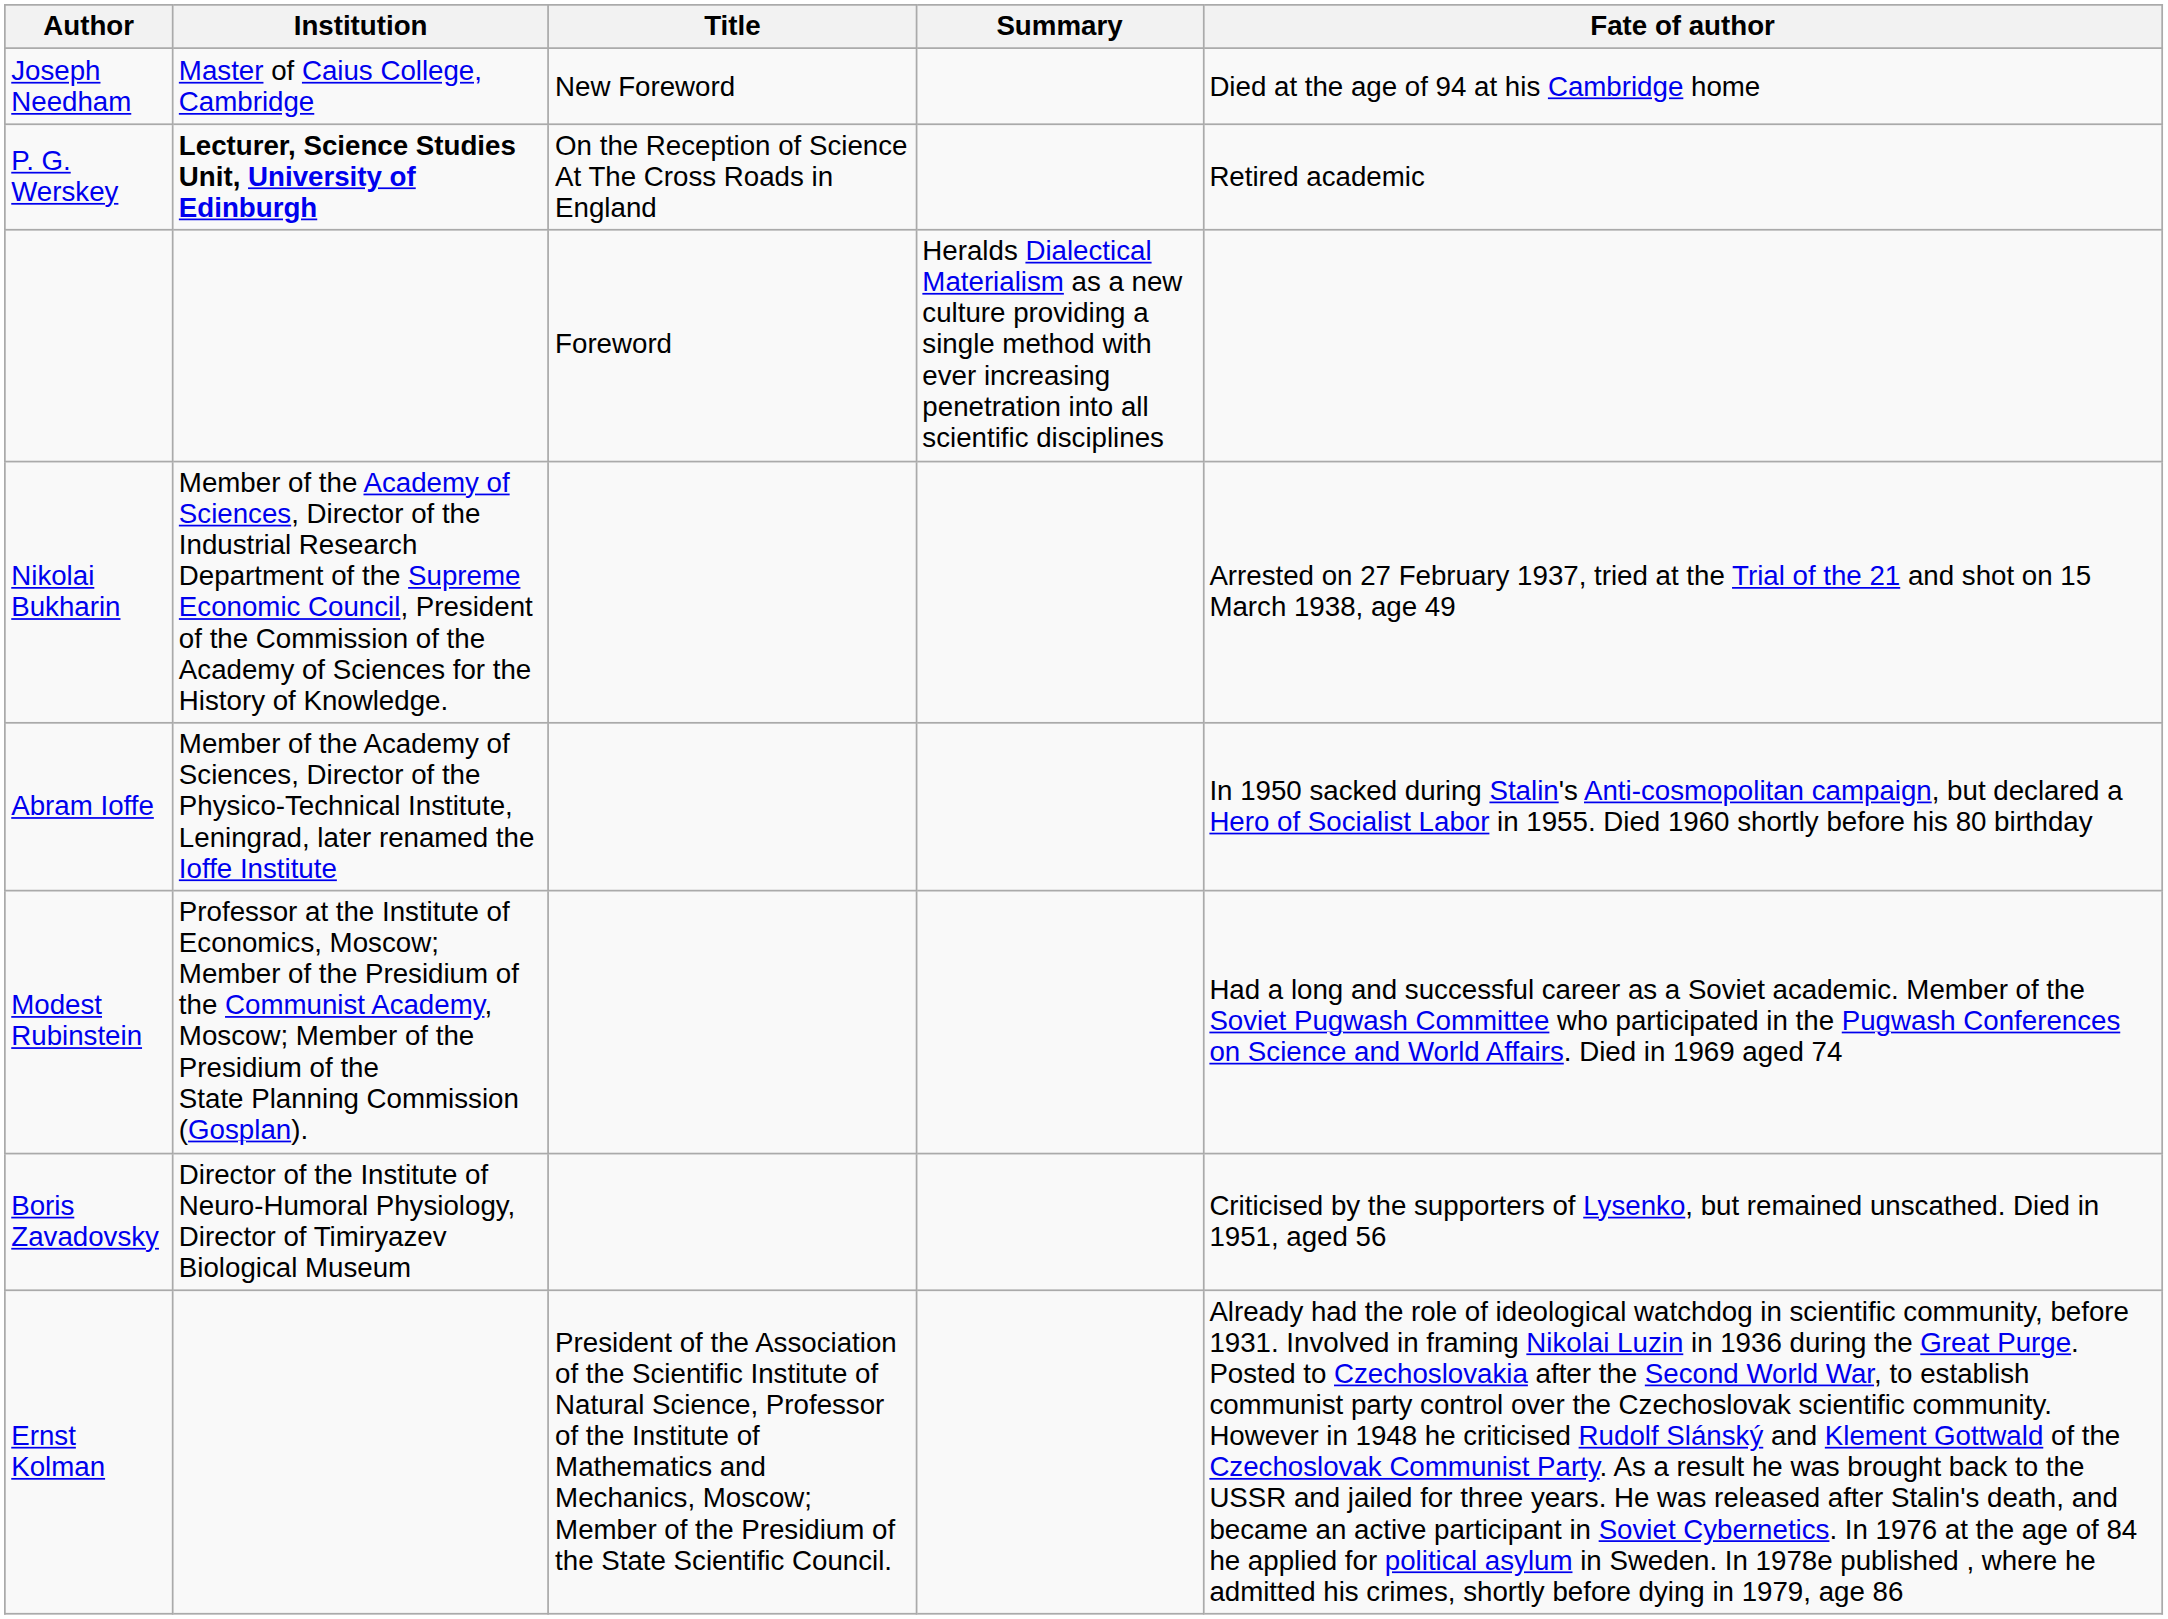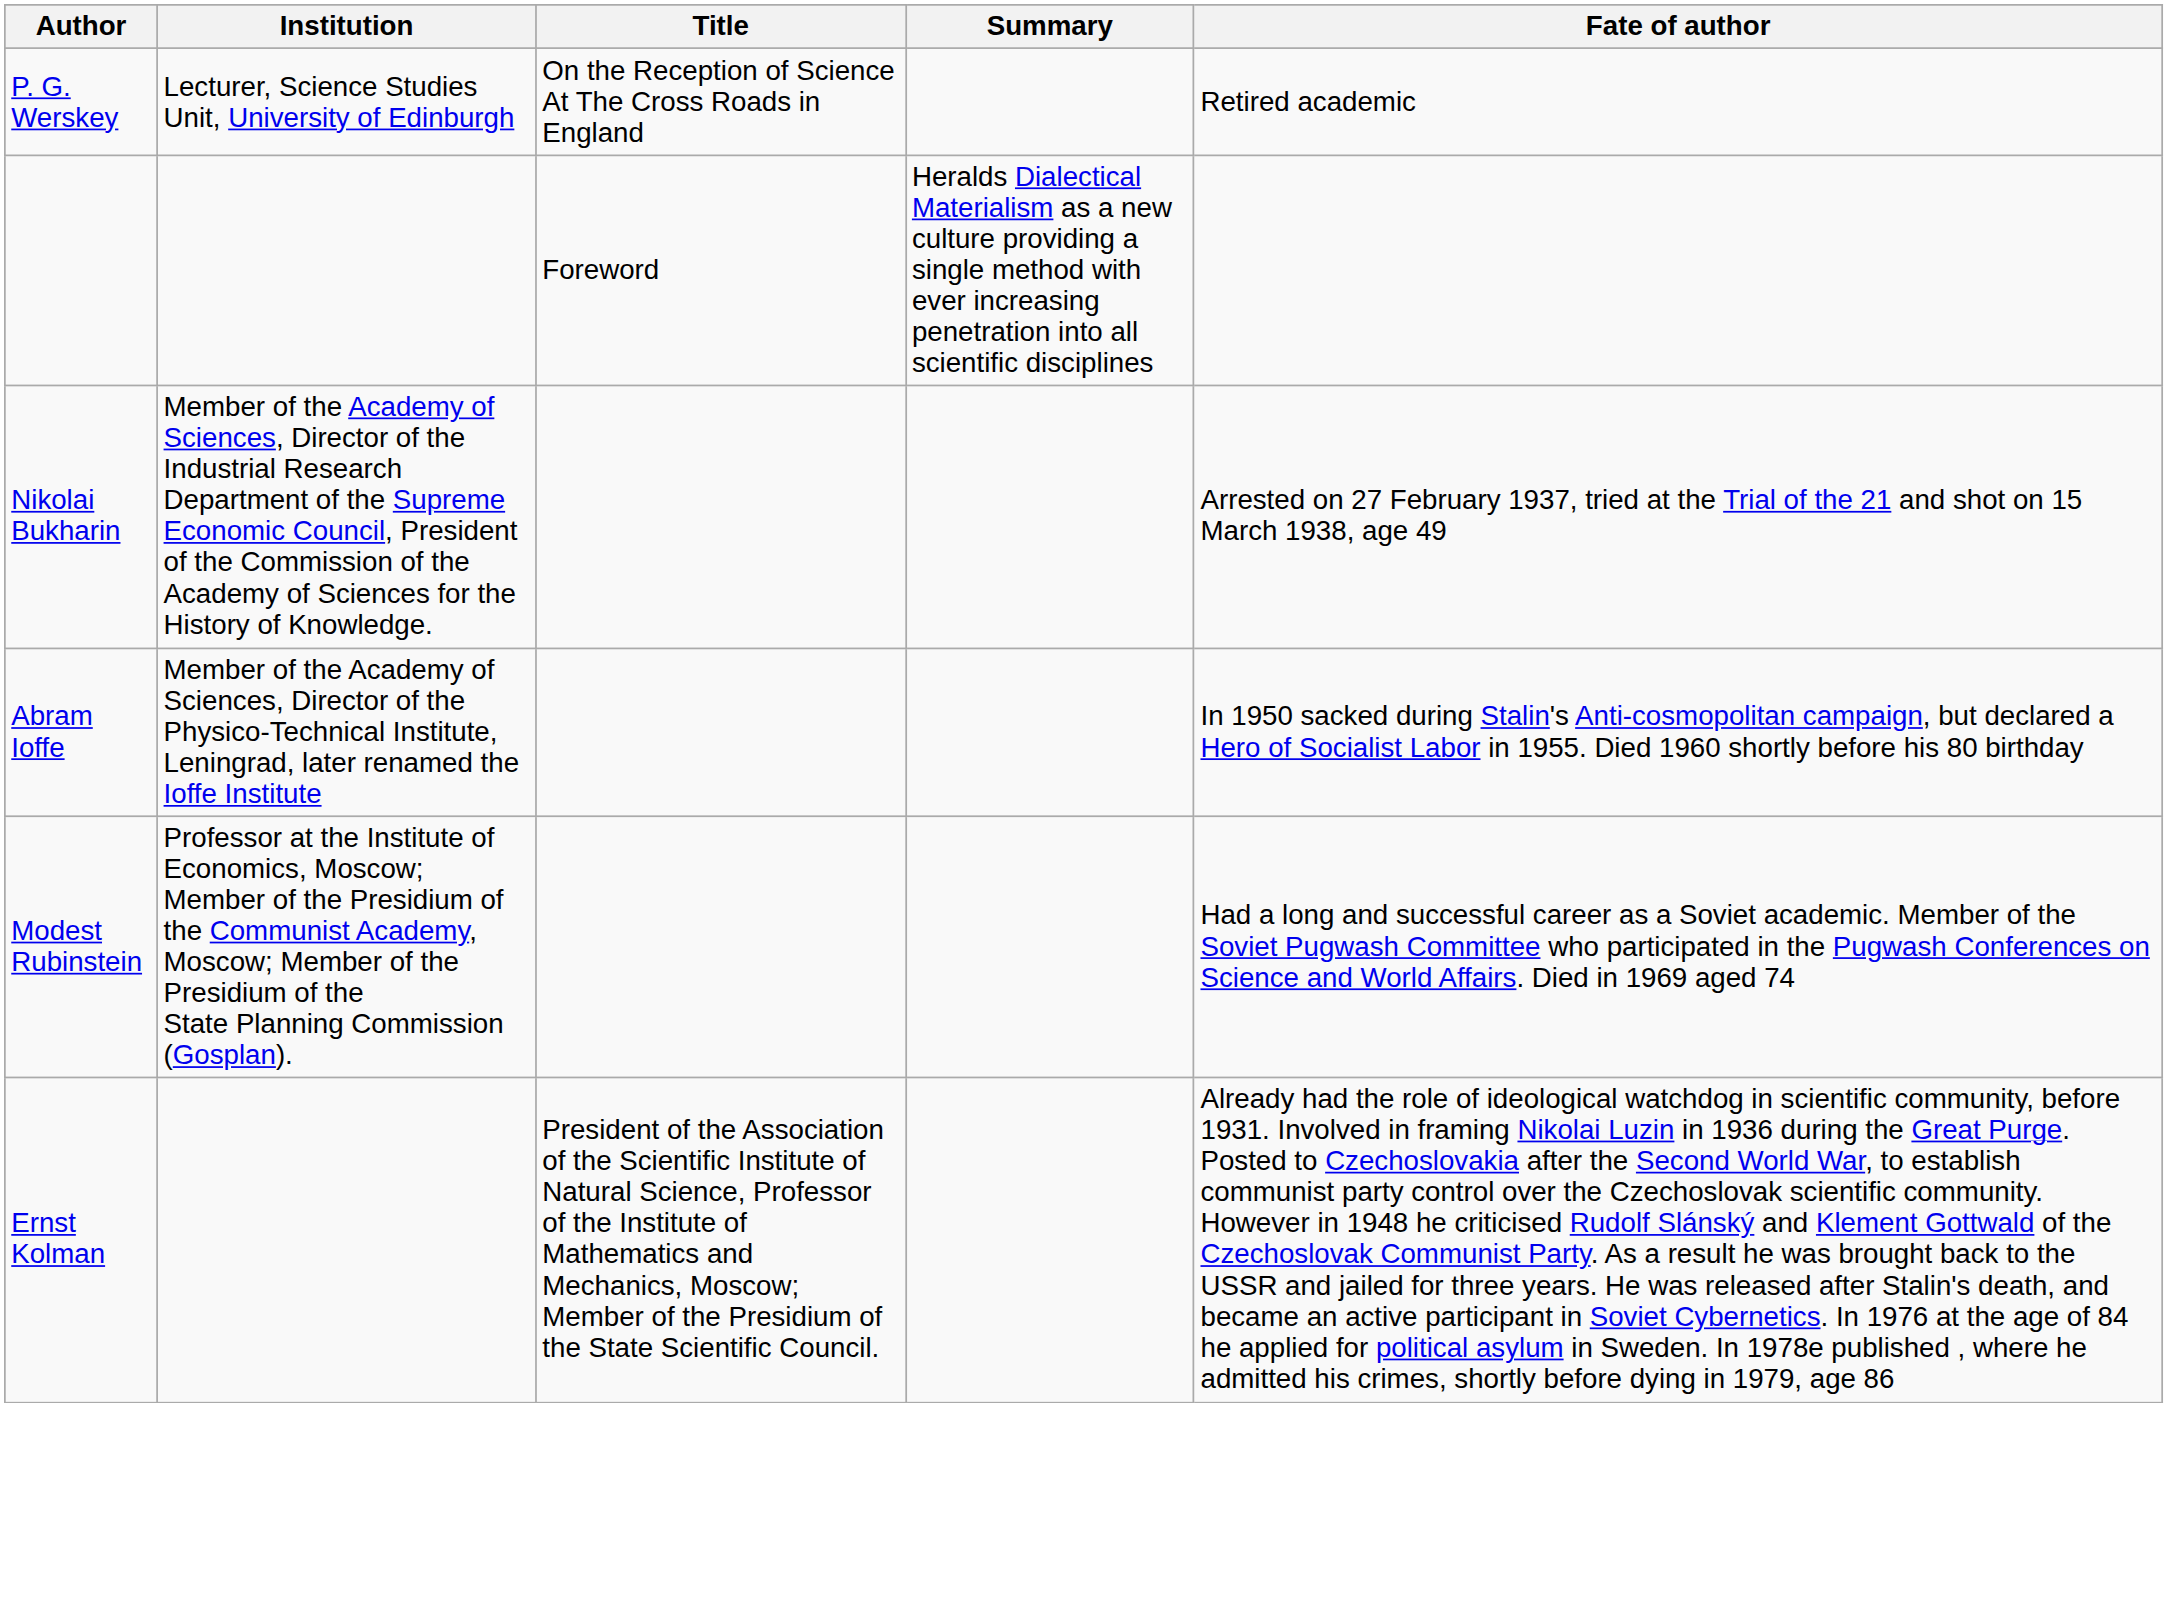- row: (71, 85)
(347, 176) bold -> (339, 101) normal
- row: (85, 1221)
